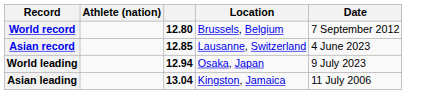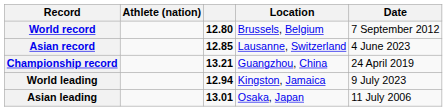+ row: (62, 64)
(231, 64) Osaka, Japan -> (282, 81) Kingston, Jamaica
(179, 81) 13.04 -> (220, 98) 13.01
(242, 81) Kingston, Jamaica -> (271, 98) Osaka, Japan
